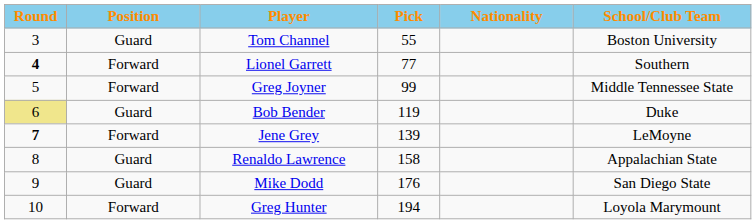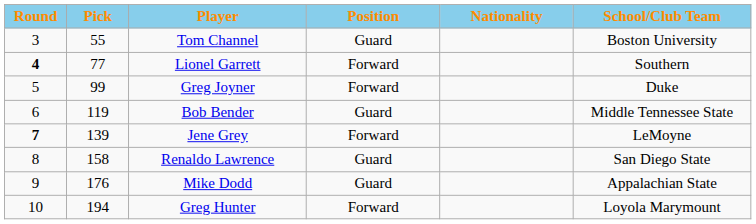columns swapped: (409, 16) <-> (133, 16)
(662, 87) Middle Tennessee State -> (662, 87) Duke
(36, 111) khaki background -> (36, 111) no background
(662, 111) Duke -> (662, 111) Middle Tennessee State
(662, 159) Appalachian State -> (662, 159) San Diego State
(662, 183) San Diego State -> (662, 183) Appalachian State
